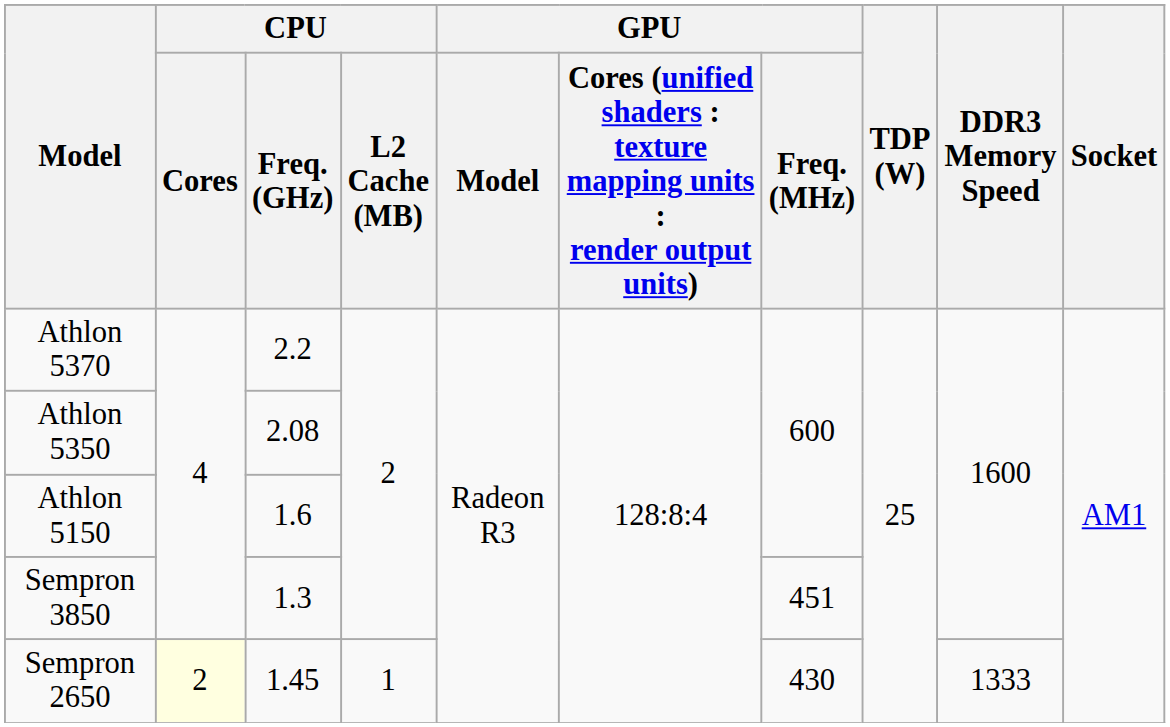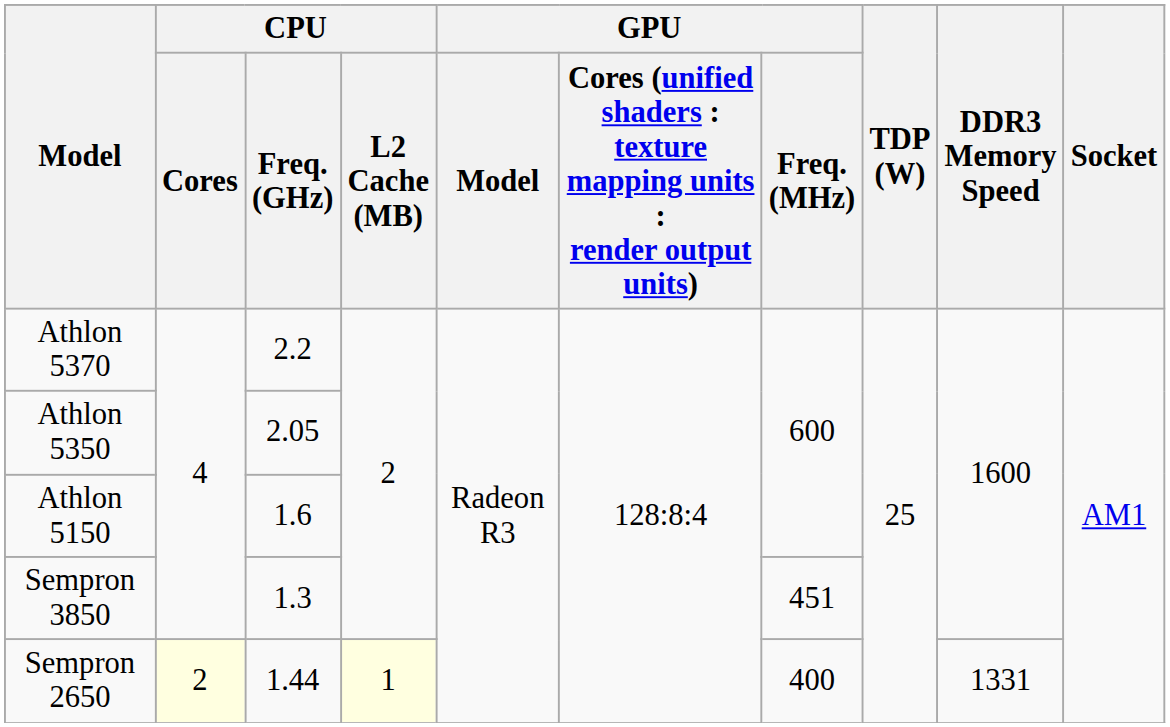(293, 431) 2.08 -> (293, 431) 2.05
(293, 680) 1.45 -> (293, 680) 1.44
(388, 680) no background -> (388, 680) lightyellow background
(812, 680) 430 -> (812, 680) 400
(1001, 680) 1333 -> (1001, 680) 1331
